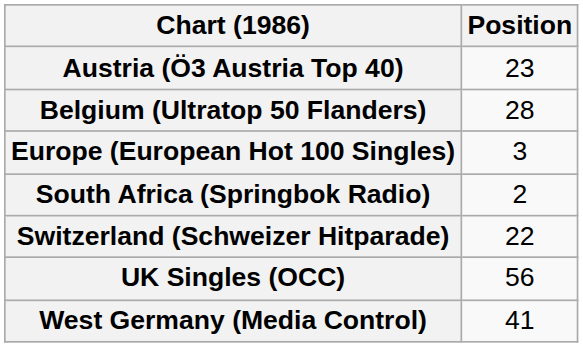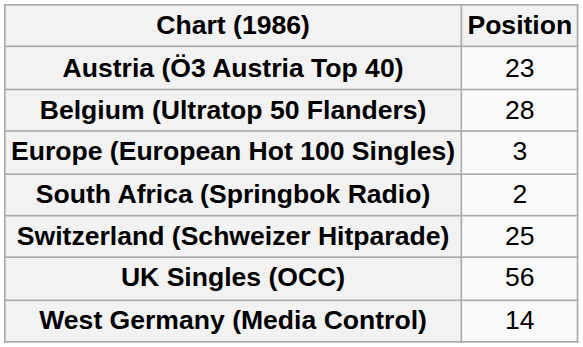(520, 236) 22 -> (520, 236) 25
(520, 320) 41 -> (520, 320) 14
